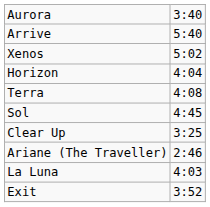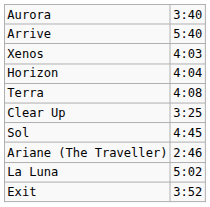(188, 54) 5:02 -> (188, 54) 4:03
rows swapped: (18, 113) <-> (36, 133)
(188, 172) 4:03 -> (188, 172) 5:02
